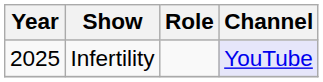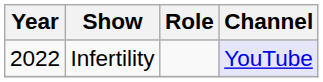(35, 58) 2025 -> (35, 58) 2022
